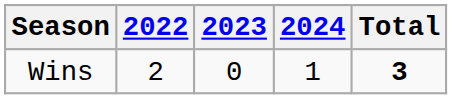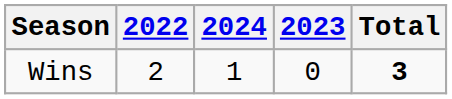columns swapped: (234, 27) <-> (313, 27)
